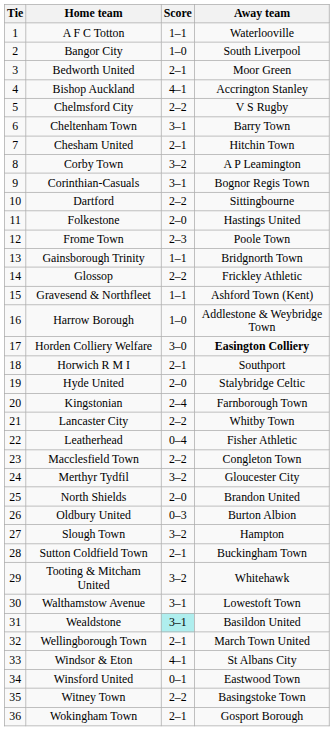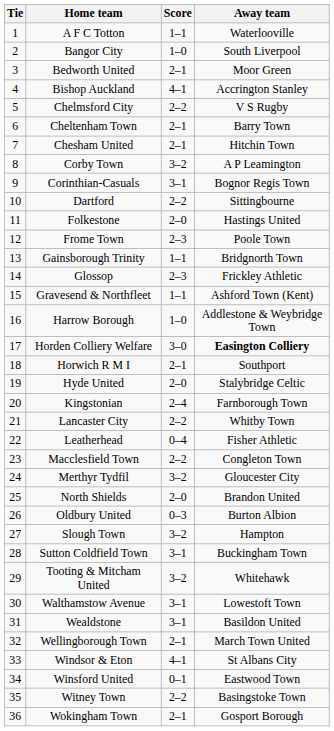(178, 126) 3–1 -> (178, 126) 2–1
(178, 276) 2–2 -> (178, 276) 2–3
(178, 552) 2–1 -> (178, 552) 3–1
(178, 622) paleturquoise background -> (178, 622) no background
